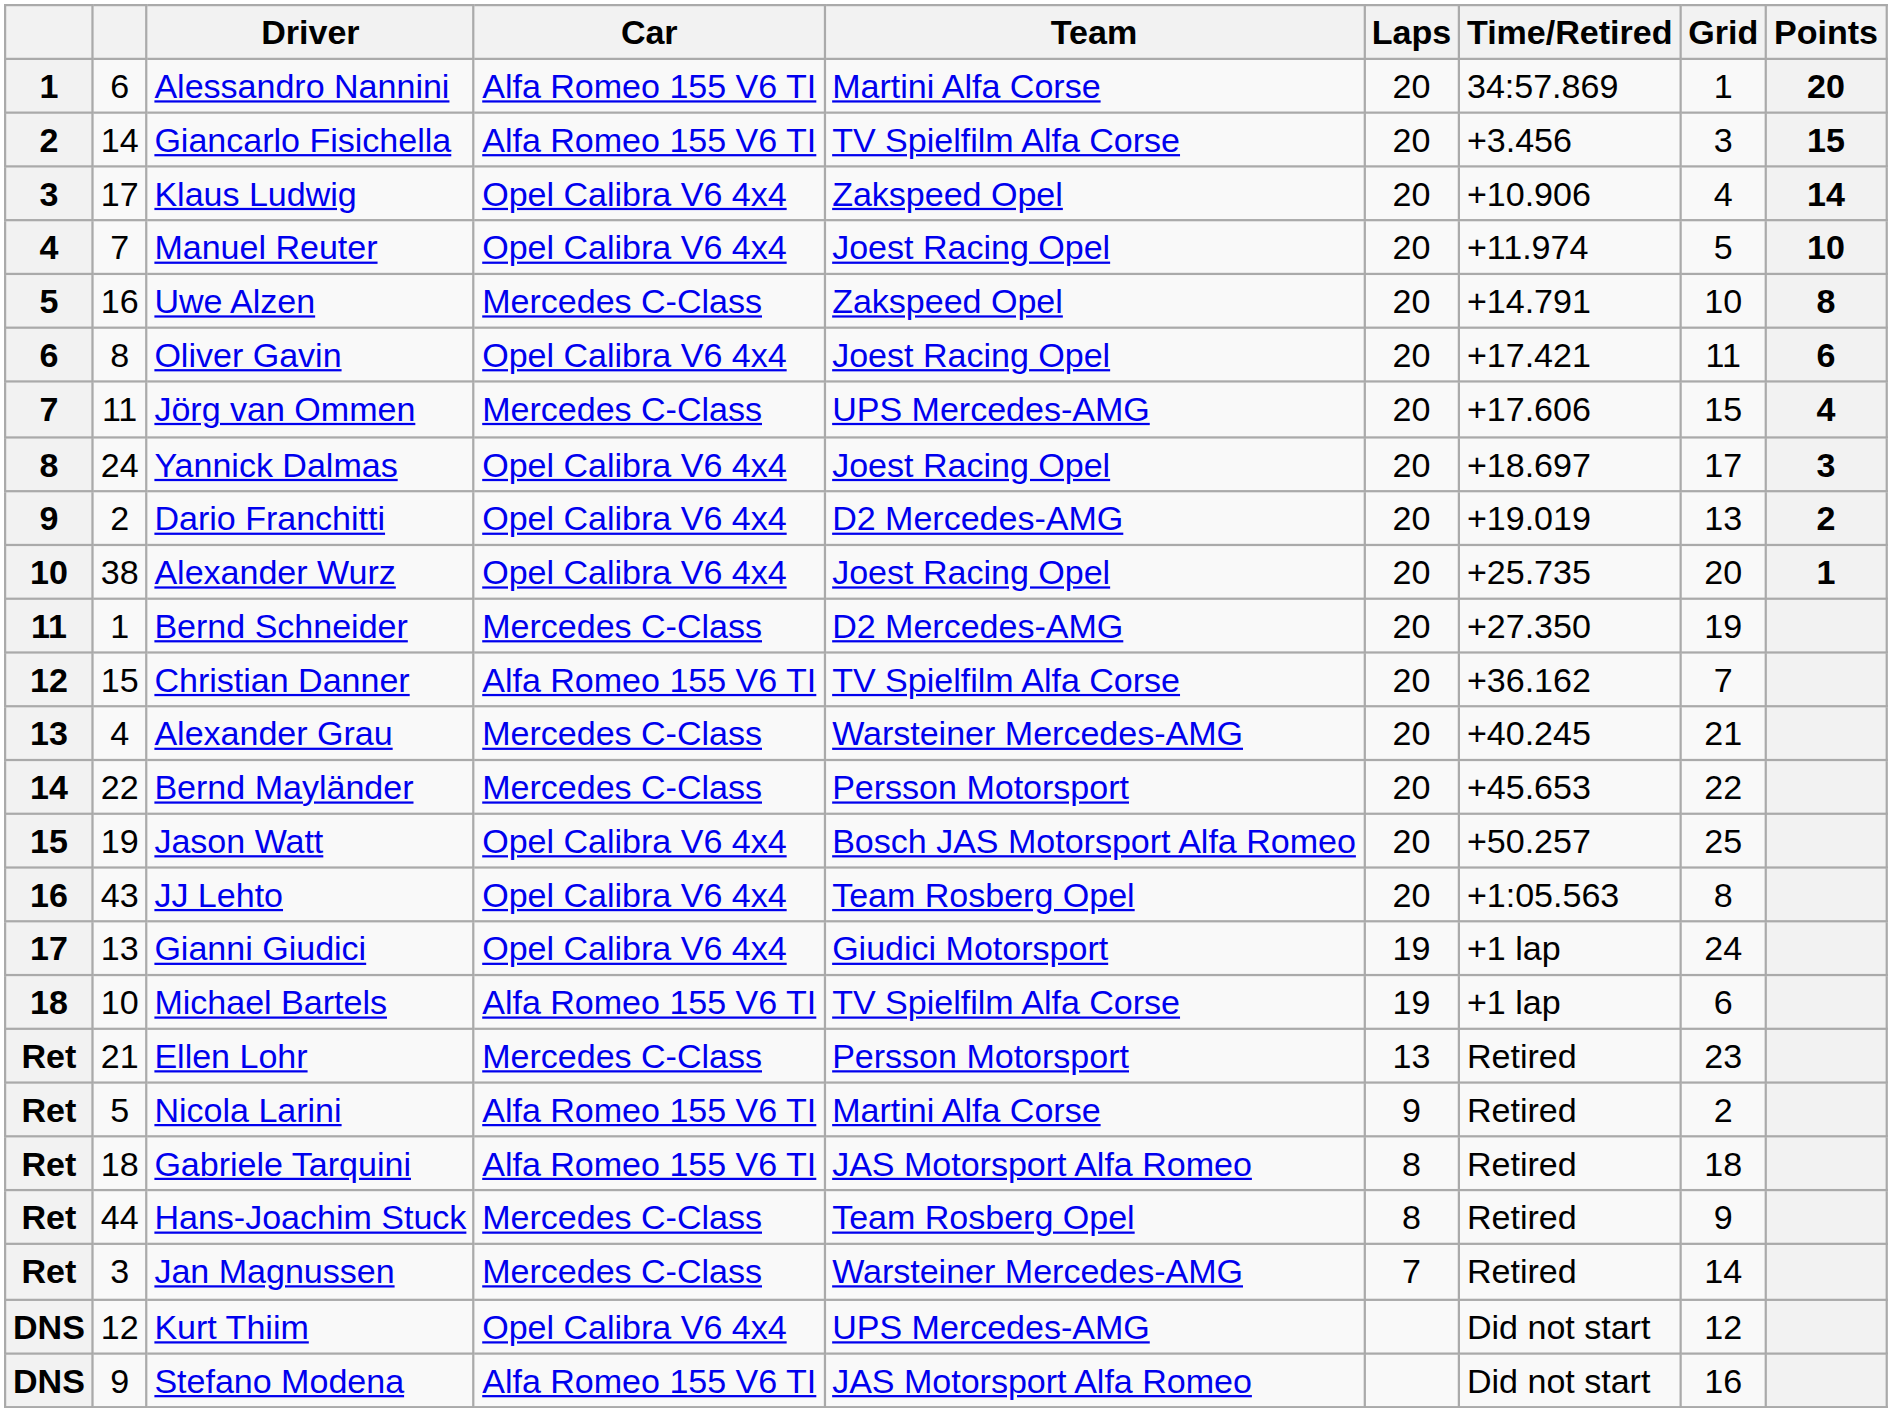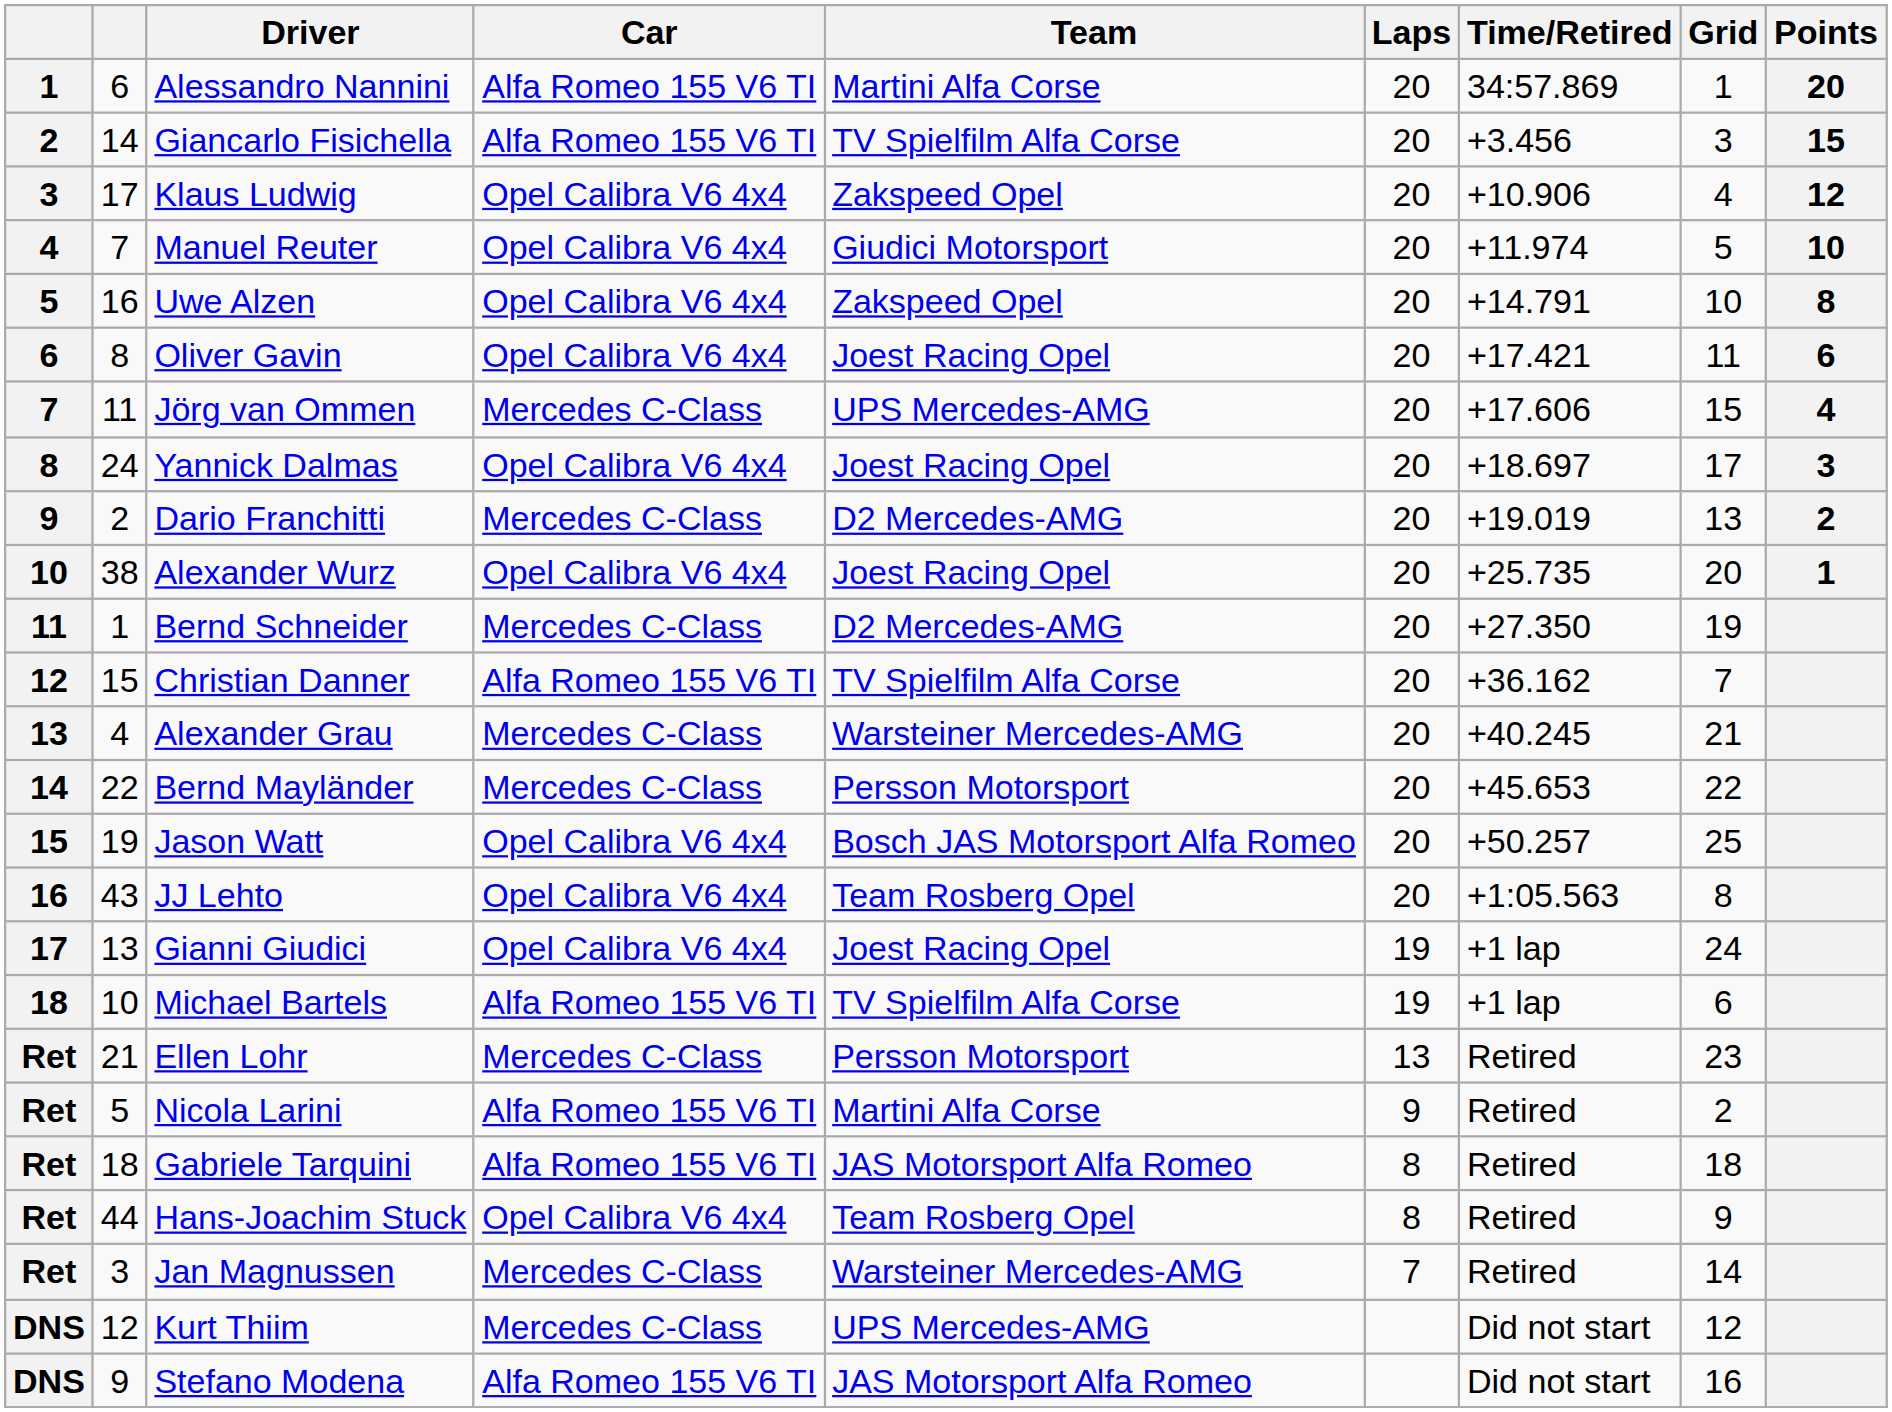(1826, 194) 14 -> (1826, 194) 12
(971, 248) Joest Racing Opel -> (970, 248) Giudici Motorsport
(622, 302) Mercedes C-Class -> (634, 302) Opel Calibra V6 4x4
(634, 517) Opel Calibra V6 4x4 -> (622, 517) Mercedes C-Class
(970, 949) Giudici Motorsport -> (971, 949) Joest Racing Opel
(622, 1218) Mercedes C-Class -> (634, 1218) Opel Calibra V6 4x4
(634, 1326) Opel Calibra V6 4x4 -> (622, 1326) Mercedes C-Class
